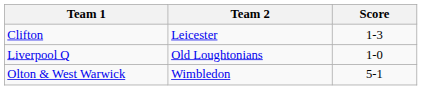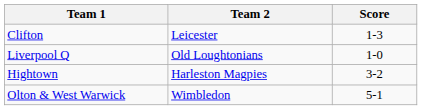+ row: (33, 74)
